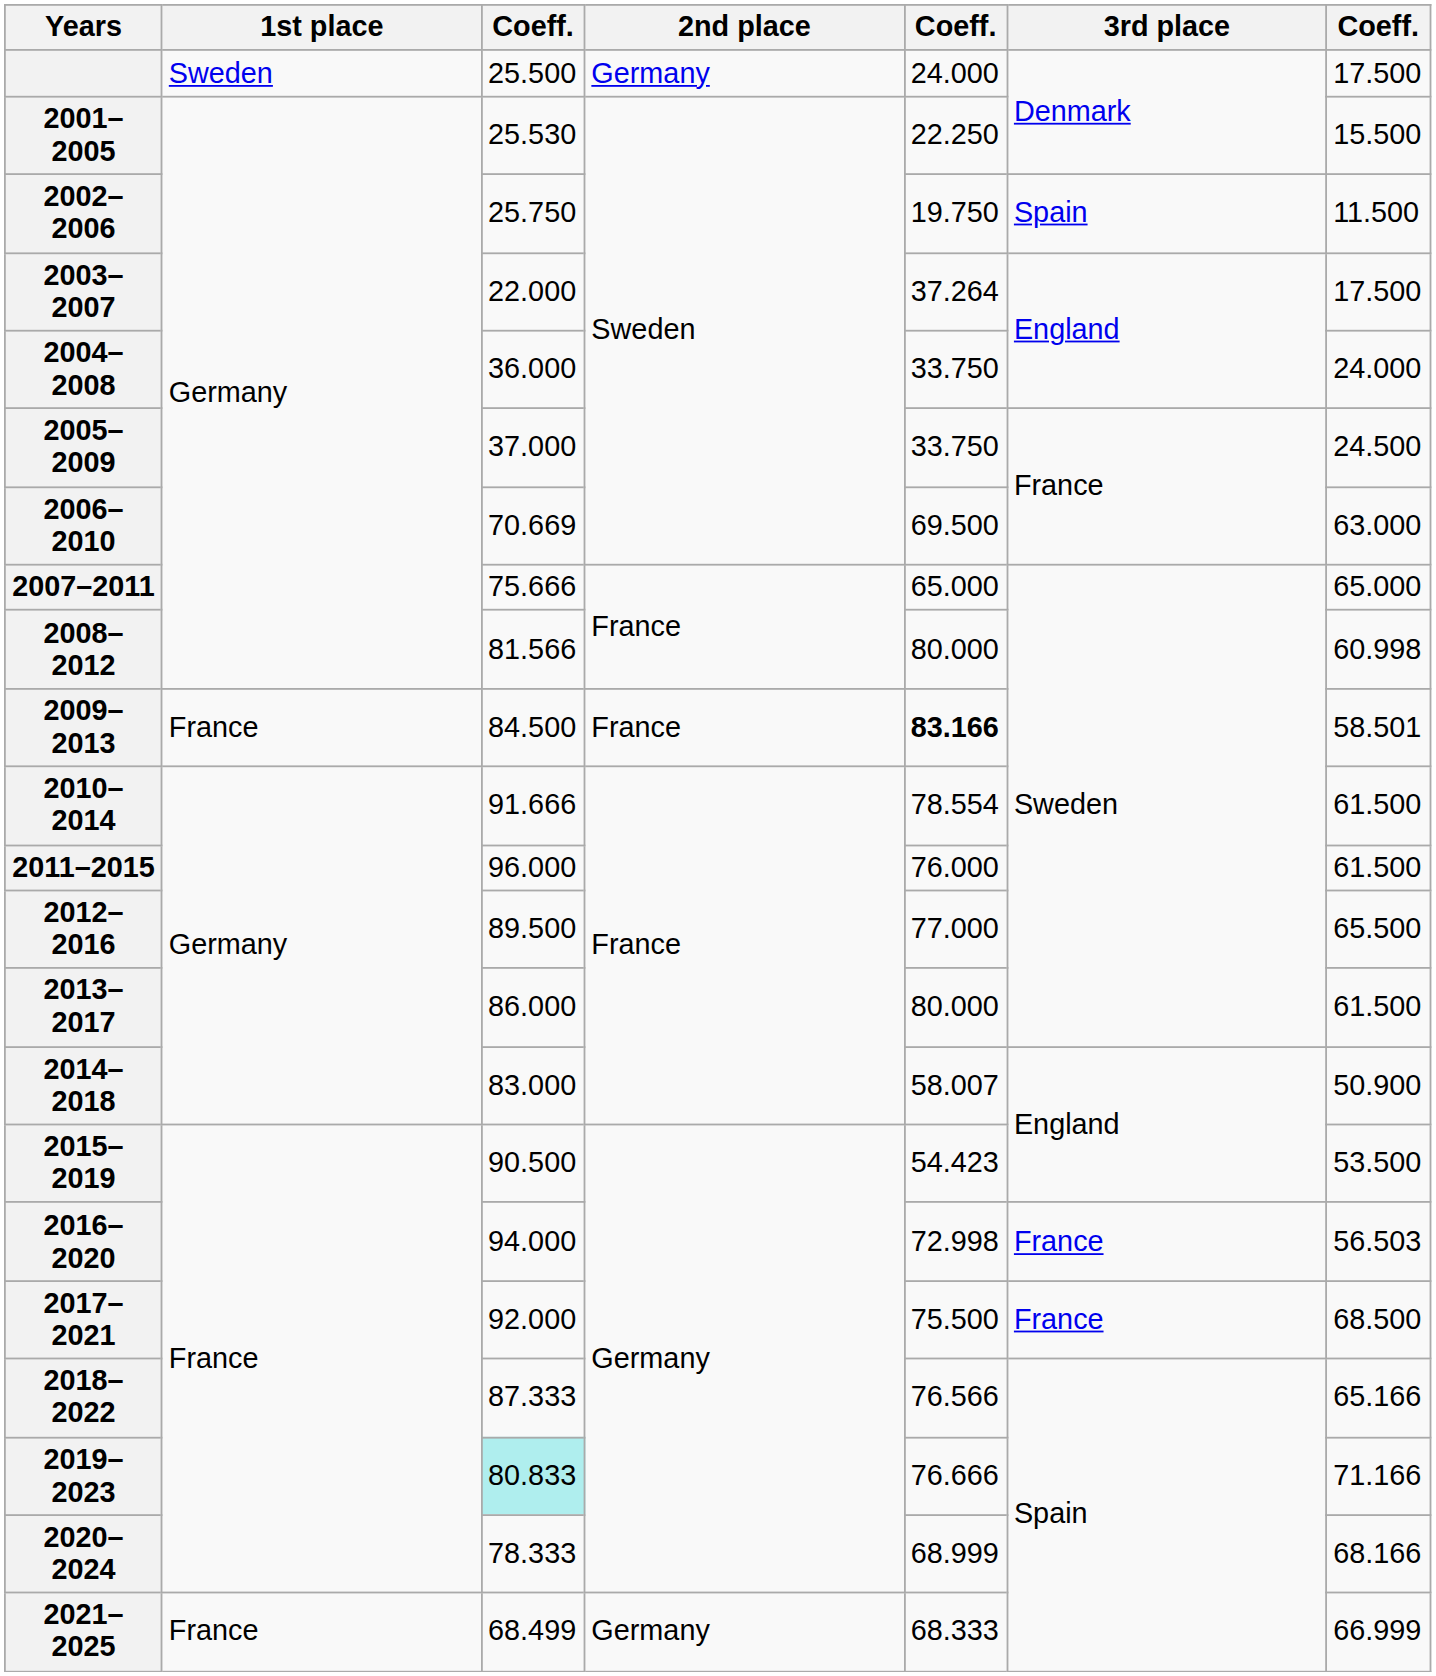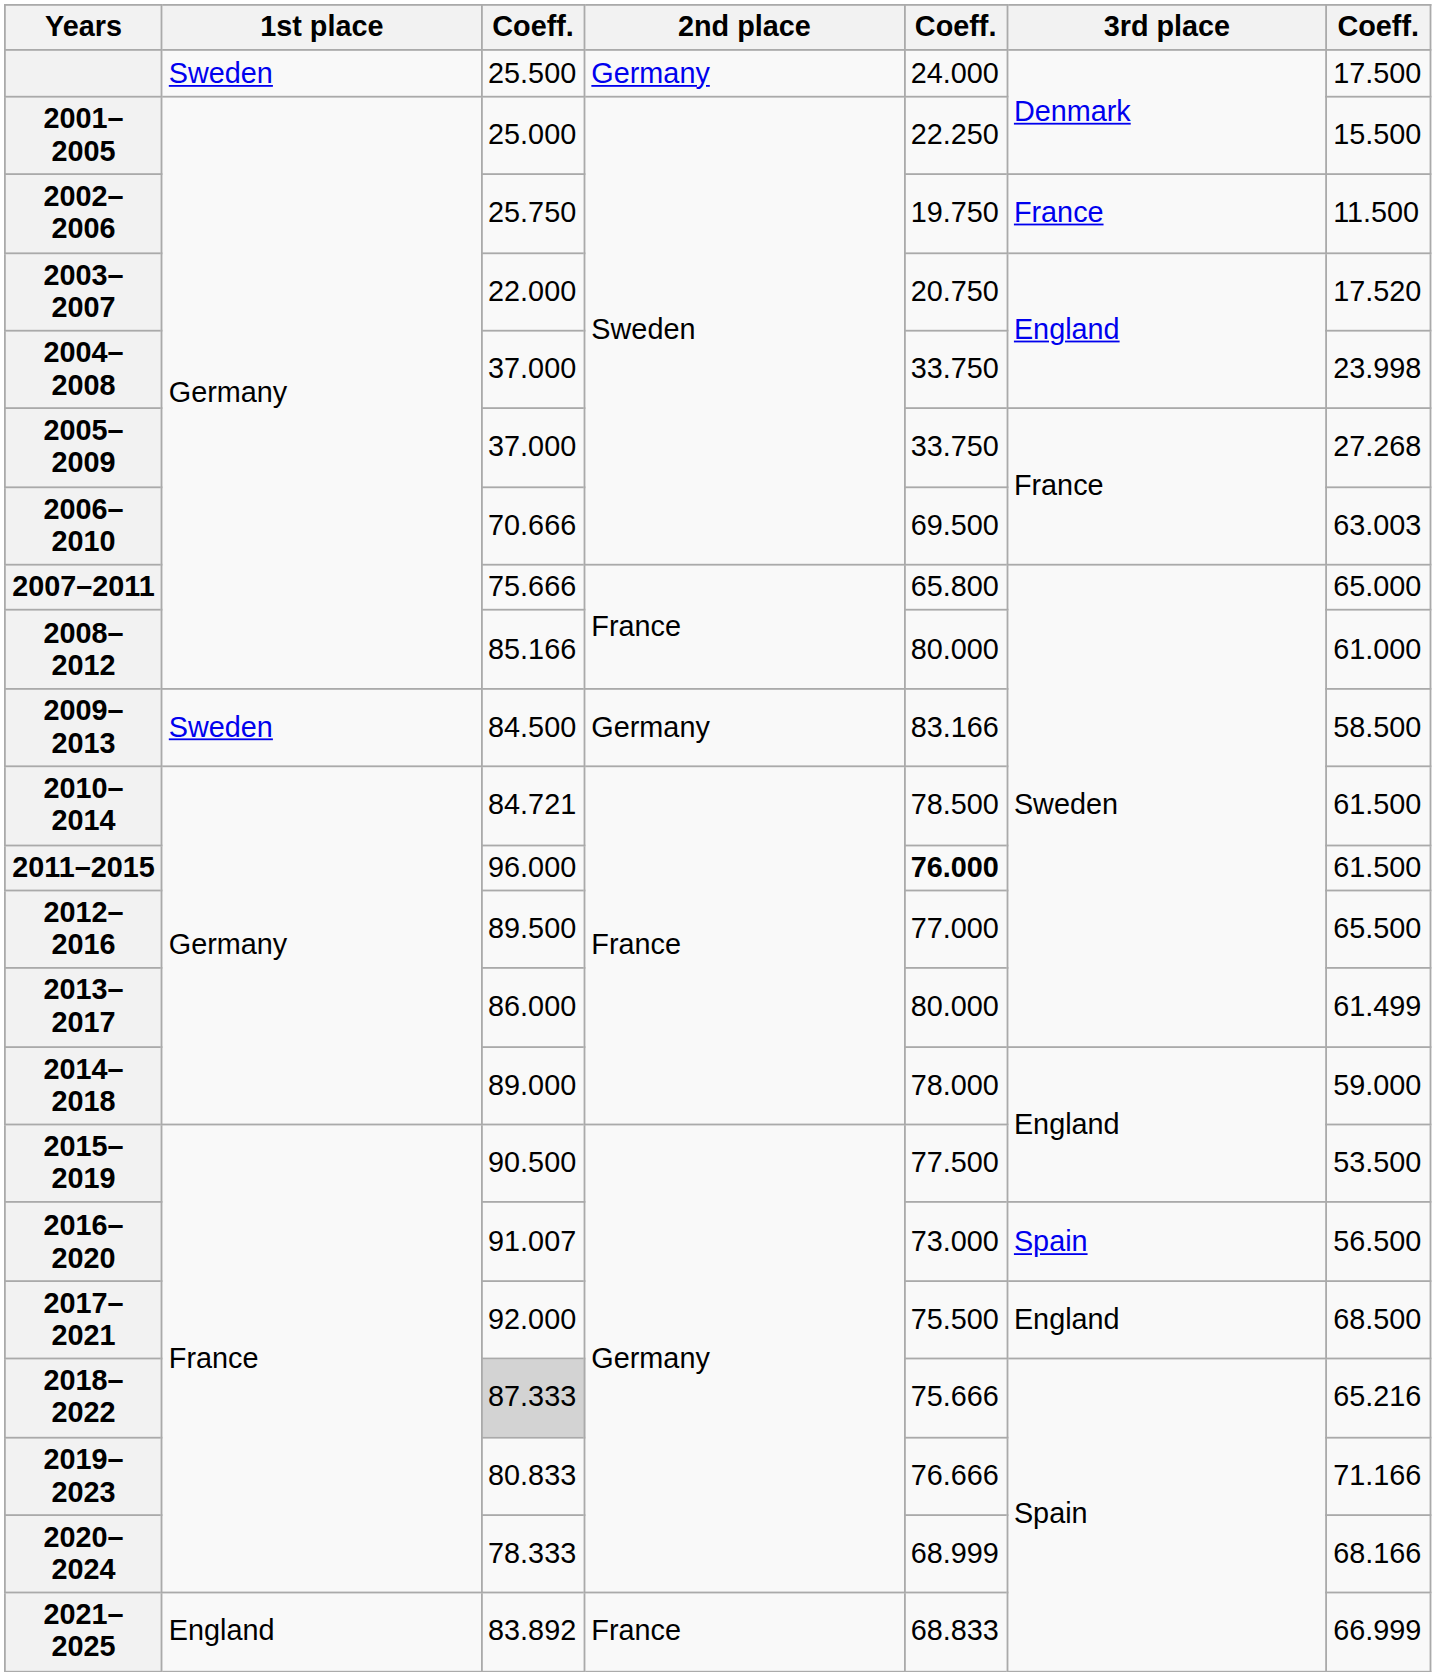(532, 134) 25.530 -> (532, 134) 25.000
(1051, 212) Spain -> (1059, 212) France
(955, 291) 37.264 -> (955, 291) 20.750
(1377, 291) 17.500 -> (1377, 291) 17.520
(532, 369) 36.000 -> (532, 369) 37.000
(1377, 369) 24.000 -> (1377, 369) 23.998
(1377, 447) 24.500 -> (1377, 447) 27.268
(532, 525) 70.669 -> (532, 525) 70.666
(1377, 525) 63.000 -> (1377, 525) 63.003
(955, 587) 65.000 -> (955, 587) 65.800
(532, 649) 81.566 -> (532, 649) 85.166
(1377, 649) 60.998 -> (1377, 649) 61.000
(214, 727) France -> (221, 727) Sweden
(636, 727) France -> (651, 727) Germany
(955, 727) bold -> (955, 727) normal
(1377, 727) 58.501 -> (1377, 727) 58.500
(532, 805) 91.666 -> (532, 805) 84.721
(955, 805) 78.554 -> (955, 805) 78.500
(955, 867) normal -> (955, 867) bold
(1377, 1006) 61.500 -> (1377, 1006) 61.499
(532, 1085) 83.000 -> (532, 1085) 89.000
(955, 1085) 58.007 -> (955, 1085) 78.000
(1377, 1085) 50.900 -> (1377, 1085) 59.000
(955, 1163) 54.423 -> (955, 1163) 77.500
(532, 1241) 94.000 -> (532, 1241) 91.007
(955, 1241) 72.998 -> (955, 1241) 73.000
(1059, 1241) France -> (1051, 1241) Spain
(1377, 1241) 56.503 -> (1377, 1241) 56.500
(1059, 1319) France -> (1067, 1319) England
(532, 1397) no background -> (532, 1397) lightgrey background
(955, 1397) 76.566 -> (955, 1397) 75.666
(1377, 1397) 65.166 -> (1377, 1397) 65.216
(532, 1475) paleturquoise background -> (532, 1475) no background
(214, 1631) France -> (222, 1631) England
(532, 1631) 68.499 -> (532, 1631) 83.892
(651, 1631) Germany -> (636, 1631) France
(955, 1631) 68.333 -> (955, 1631) 68.833
